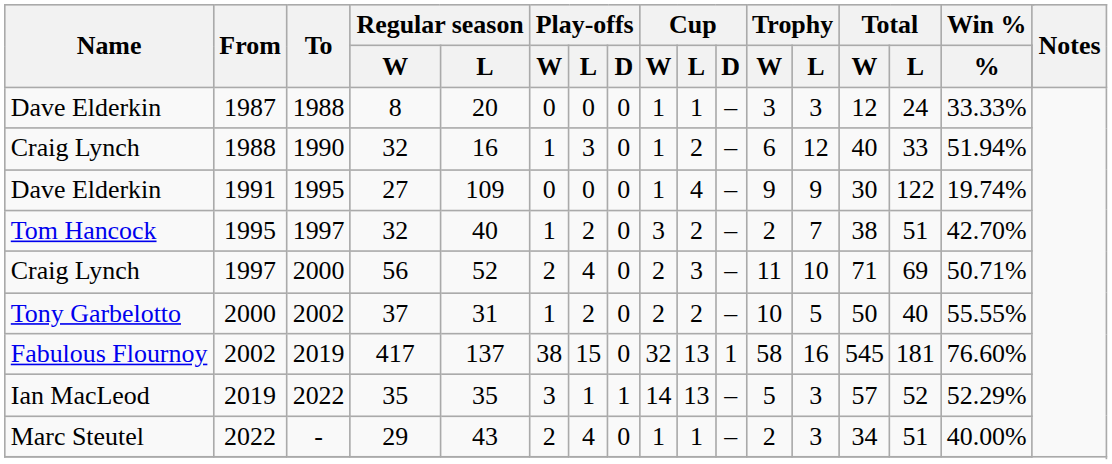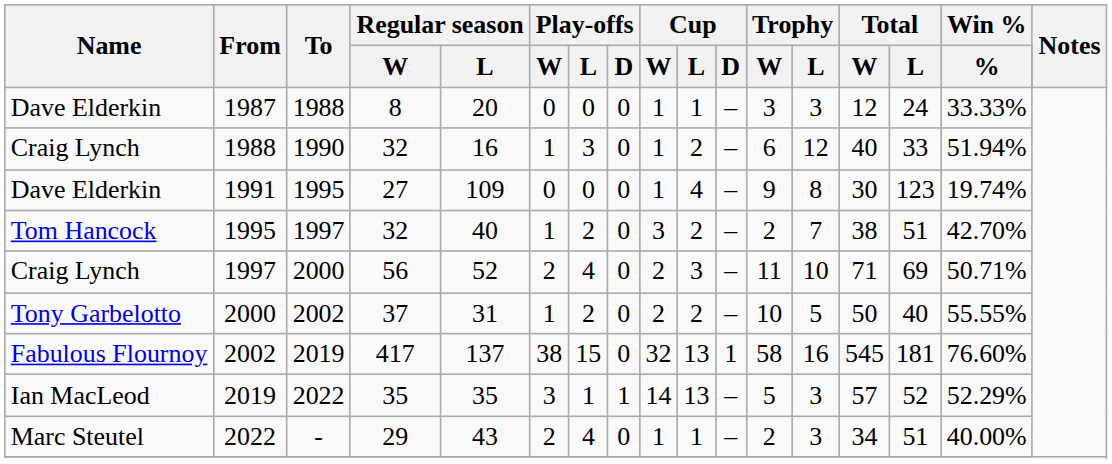(816, 189) 9 -> (816, 189) 8
(915, 189) 122 -> (915, 189) 123
